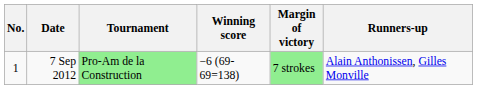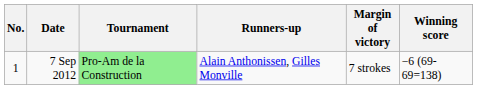columns swapped: (233, 28) <-> (398, 28)
(294, 68) lightgreen background -> (370, 68) no background
